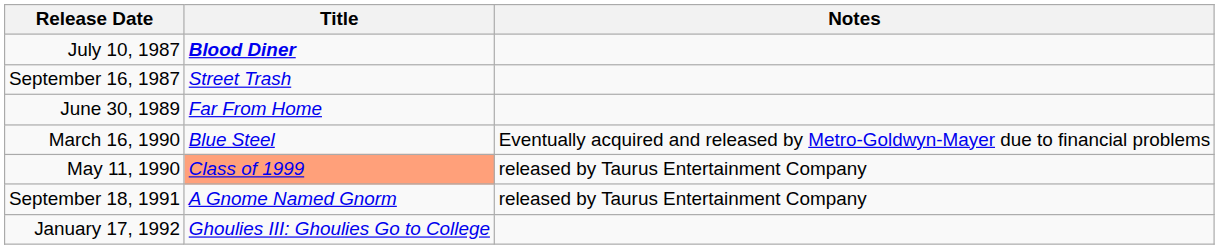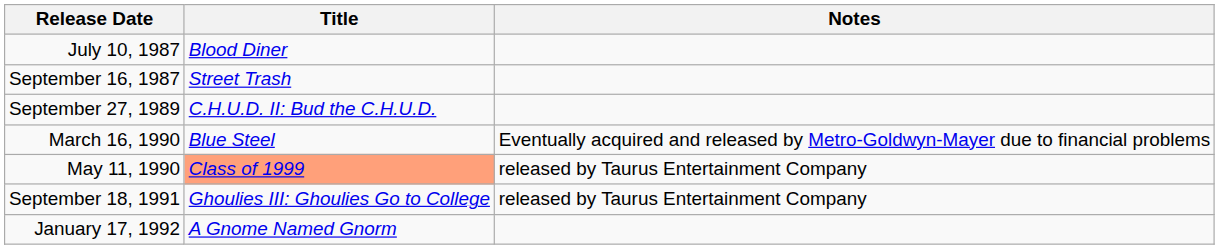(242, 49) bold -> (238, 49) normal
- row: (120, 109)
+ row: (94, 109)
(293, 199) A Gnome Named Gnorm -> (339, 199) Ghoulies III: Ghoulies Go to College
(339, 229) Ghoulies III: Ghoulies Go to College -> (293, 229) A Gnome Named Gnorm
